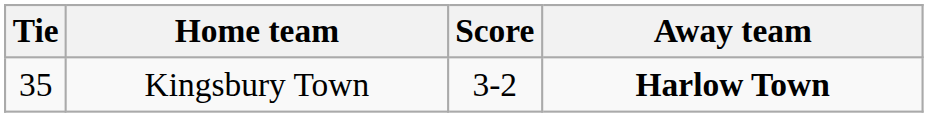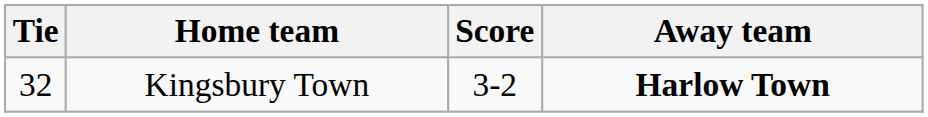(36, 84) 35 -> (36, 84) 32
